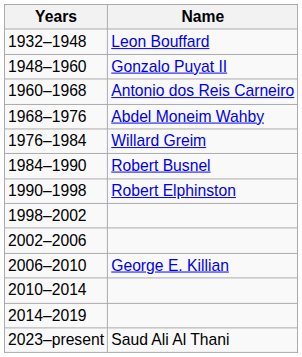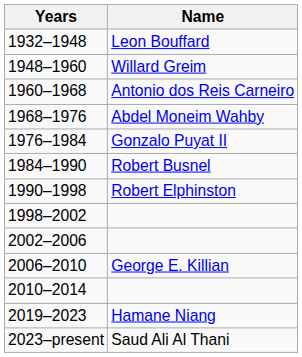(169, 66) Gonzalo Puyat II -> (159, 66) Willard Greim
(159, 141) Willard Greim -> (169, 141) Gonzalo Puyat II
- row: (47, 315)
+ row: (47, 315)
